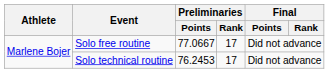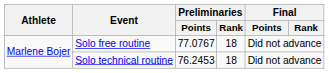(196, 44) 77.0667 -> (196, 44) 77.0767
(231, 44) 17 -> (231, 44) 18
(231, 60) 17 -> (231, 60) 18
